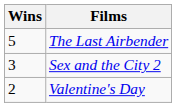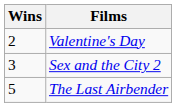rows swapped: (109, 41) <-> (97, 89)
